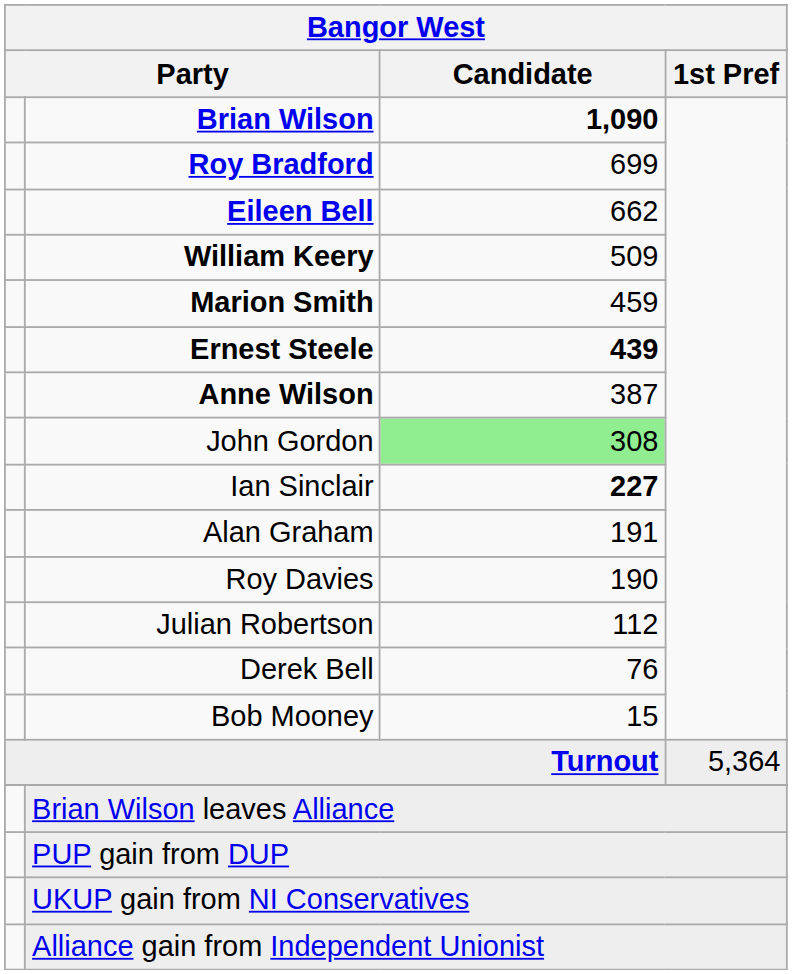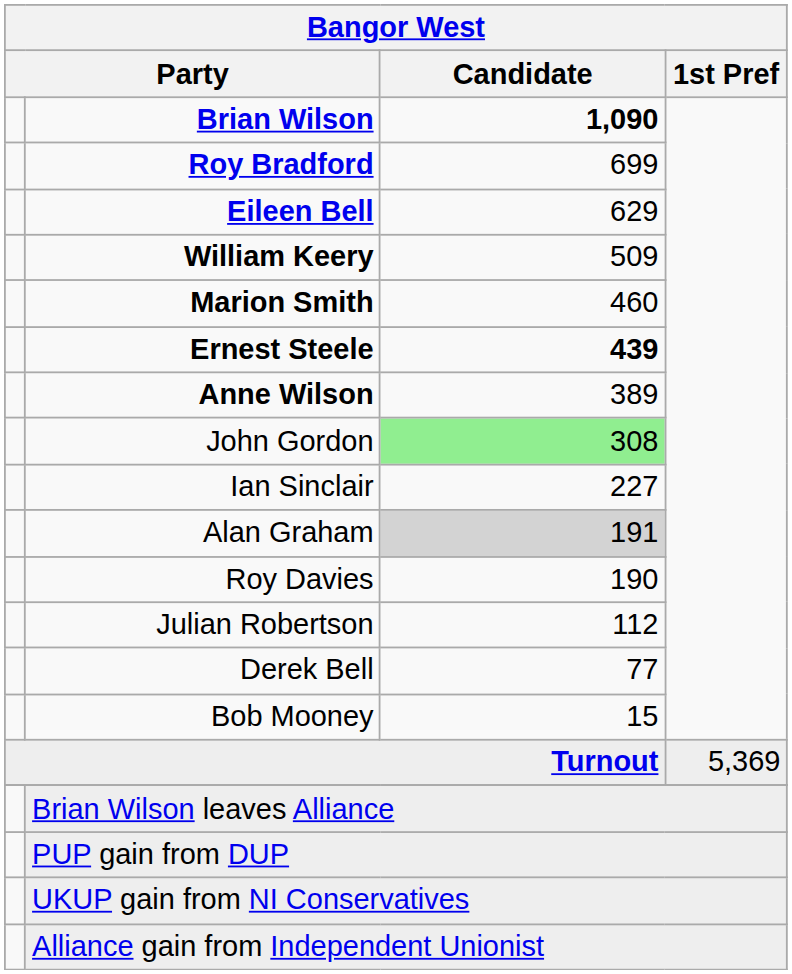(634, 211) 662 -> (634, 211) 629
(634, 303) 459 -> (634, 303) 460
(634, 394) 387 -> (634, 394) 389
(634, 486) bold -> (634, 486) normal
(634, 532) no background -> (634, 532) lightgrey background
(642, 670) 76 -> (642, 670) 77
(744, 762) 5,364 -> (744, 762) 5,369
